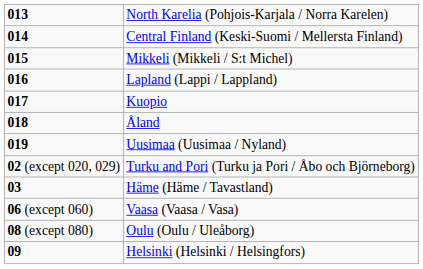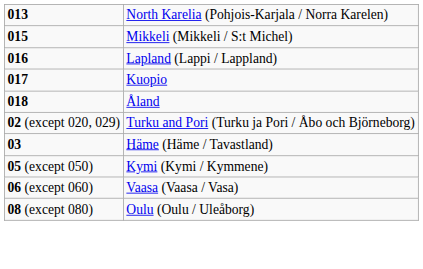- row: (264, 36)
- row: (206, 144)
+ row: (197, 166)
- row: (216, 252)
